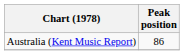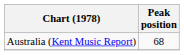(159, 41) 86 -> (159, 41) 68
